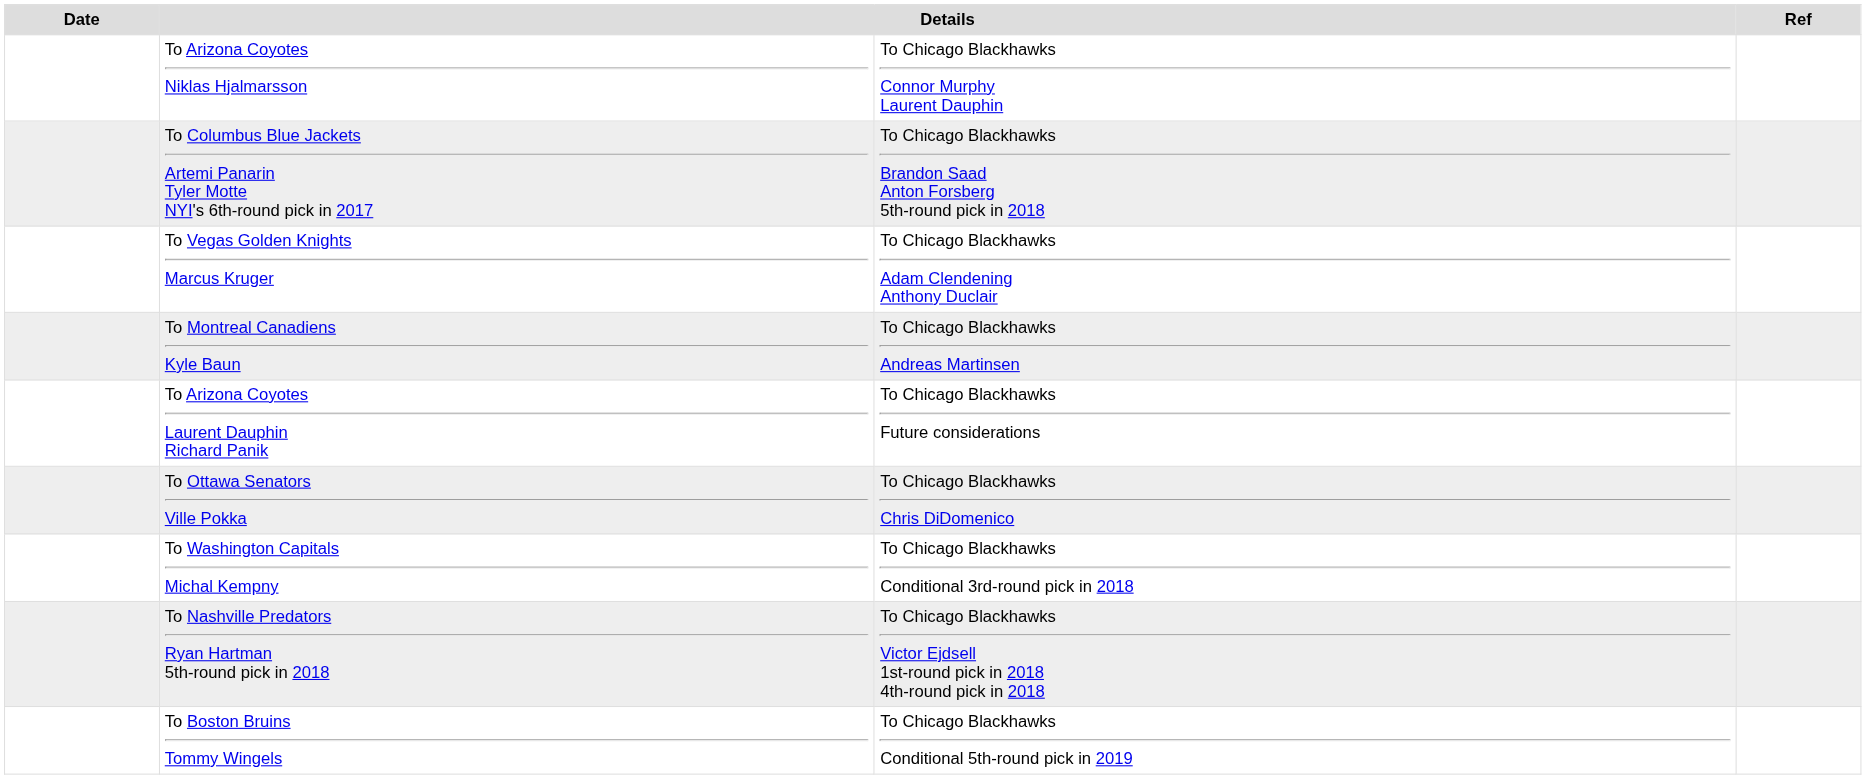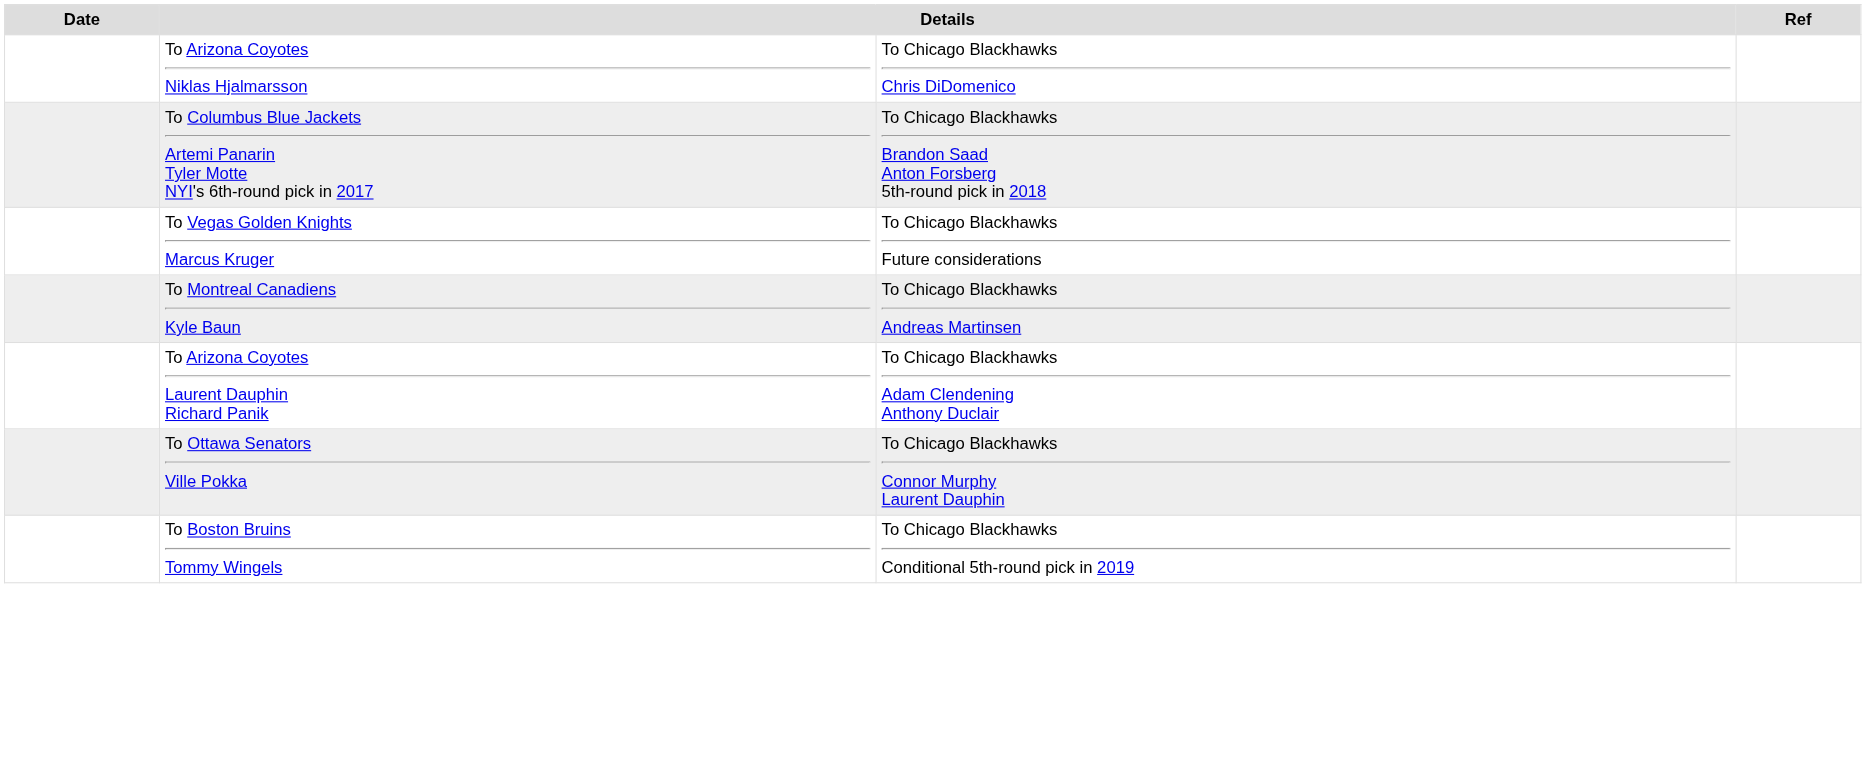(1305, 77) To Chicago Blackhawks Connor Murphy Laurent Dauphin -> (1306, 68) To Chicago Blackhawks Chris DiDomenico
(1305, 269) To Chicago Blackhawks Adam Clendening Anthony Duclair -> (1306, 241) To Chicago Blackhawks Future considerations
(1305, 413) To Chicago Blackhawks Future considerations -> (1306, 385) To Chicago Blackhawks Adam Clendening Anthony Duclair
(1305, 500) To Chicago Blackhawks Chris DiDomenico -> (1306, 471) To Chicago Blackhawks Connor Murphy Laurent Dauphin
- row: (517, 567)
- row: (517, 644)
